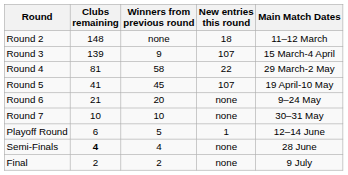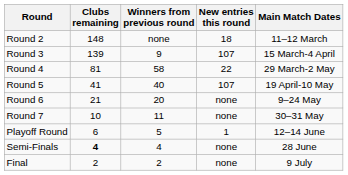(159, 85) 45 -> (159, 85) 40
(159, 116) 10 -> (159, 116) 11
